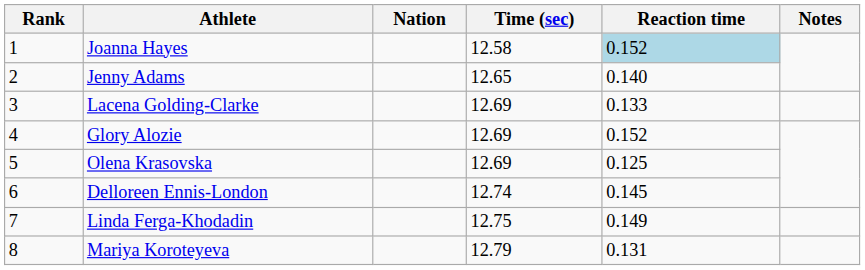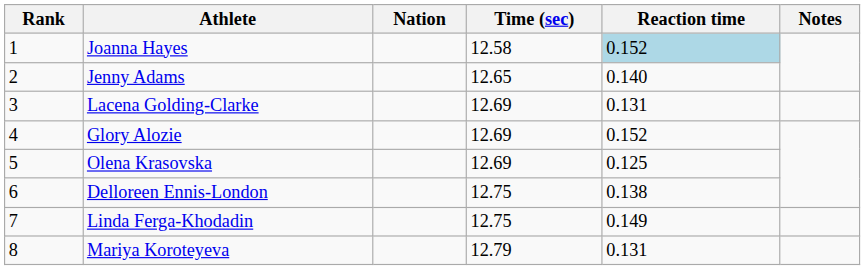(627, 105) 0.133 -> (627, 105) 0.131
(491, 192) 12.74 -> (491, 192) 12.75
(627, 192) 0.145 -> (627, 192) 0.138
